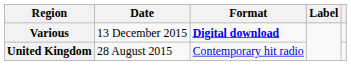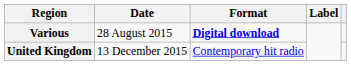(142, 32) 13 December 2015 -> (135, 32) 28 August 2015
(135, 51) 28 August 2015 -> (142, 51) 13 December 2015
